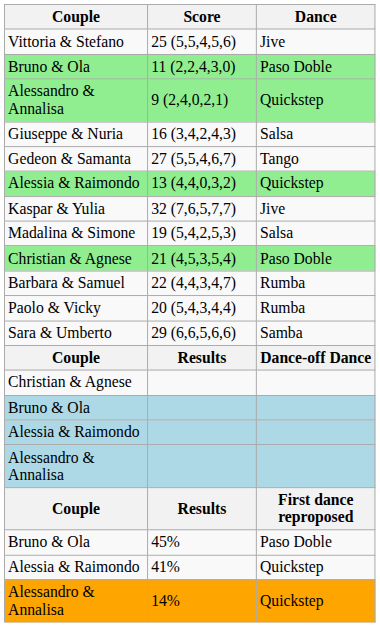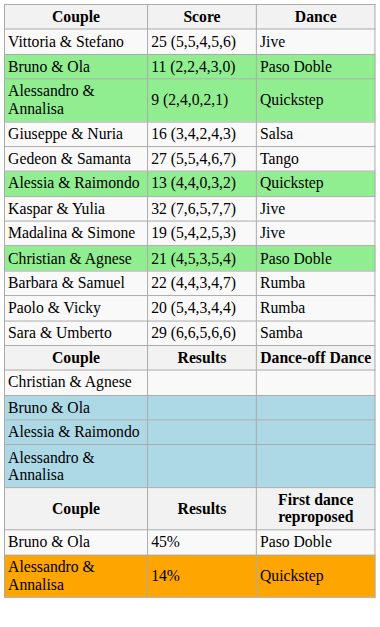(277, 233) Salsa -> (273, 233) Jive
- row: (74, 567)
